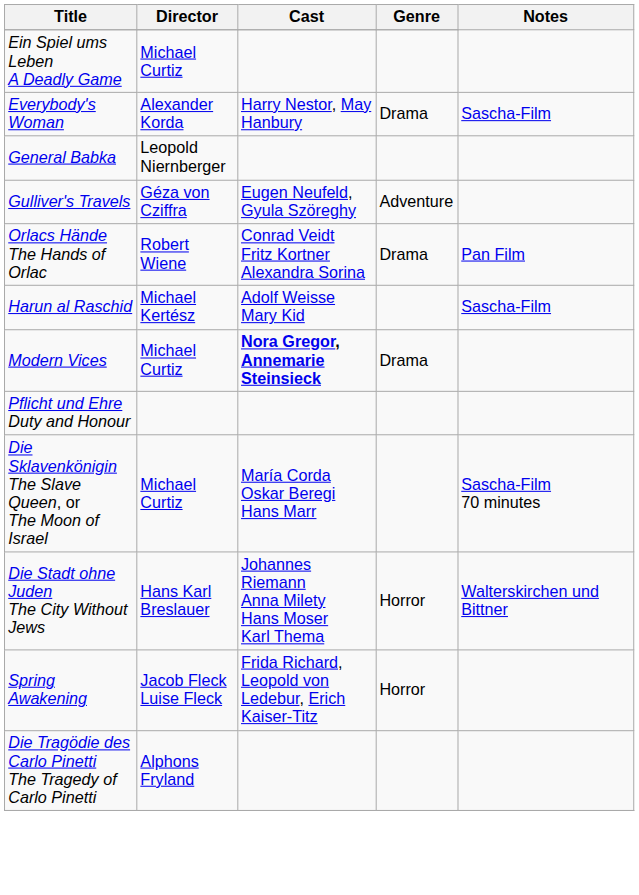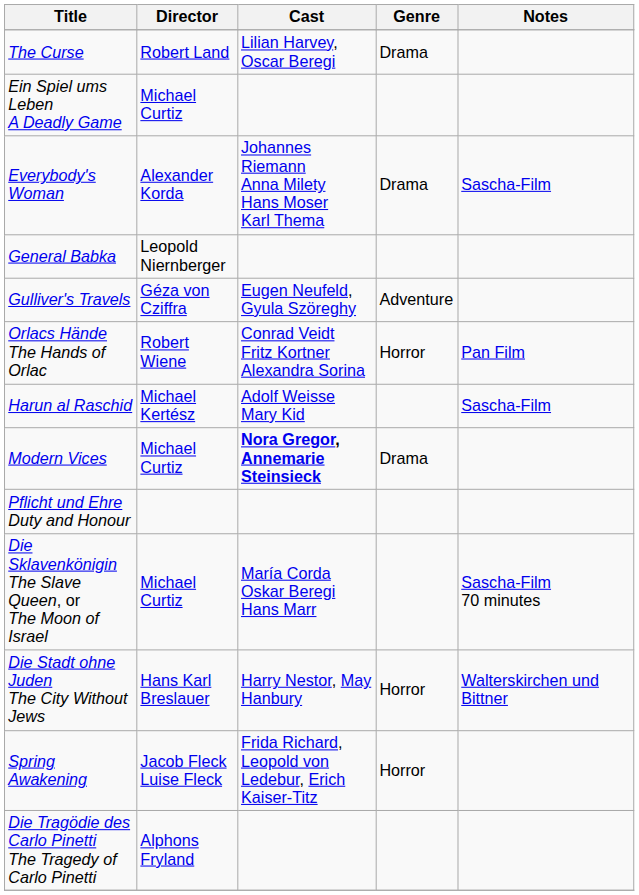+ row: (46, 52)
(306, 114) Harry Nestor, May Hanbury -> (285, 185) Johannes Riemann Anna Milety Hans Moser Karl Thema
(404, 254) Drama -> (402, 352) Horror
(285, 600) Johannes Riemann Anna Milety Hans Moser Karl Thema -> (306, 690) Harry Nestor, May Hanbury
